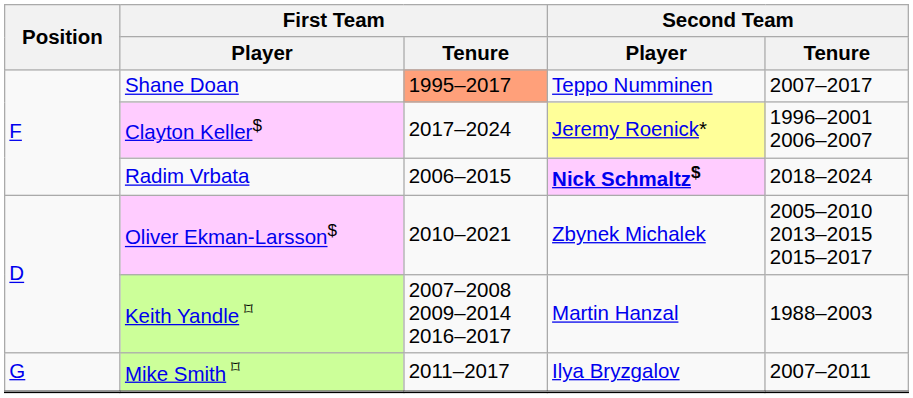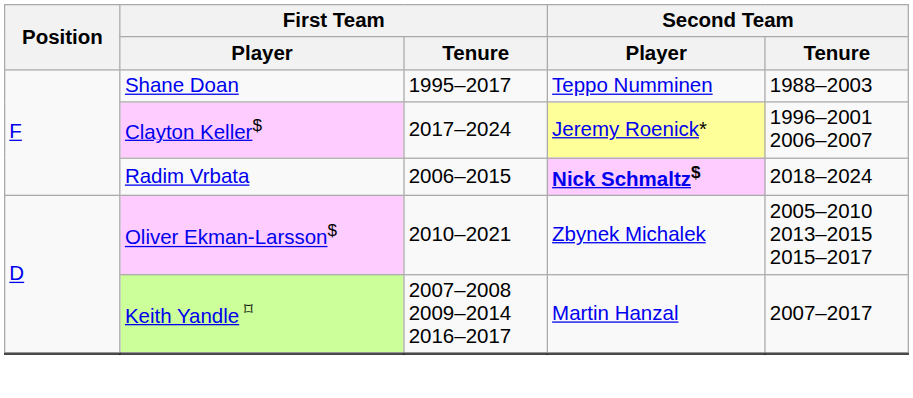(460, 85) lightsalmon background -> (460, 85) no background
(821, 85) 2007–2017 -> (821, 85) 1988–2003
(821, 313) 1988–2003 -> (821, 313) 2007–2017
- row: (182, 371)
